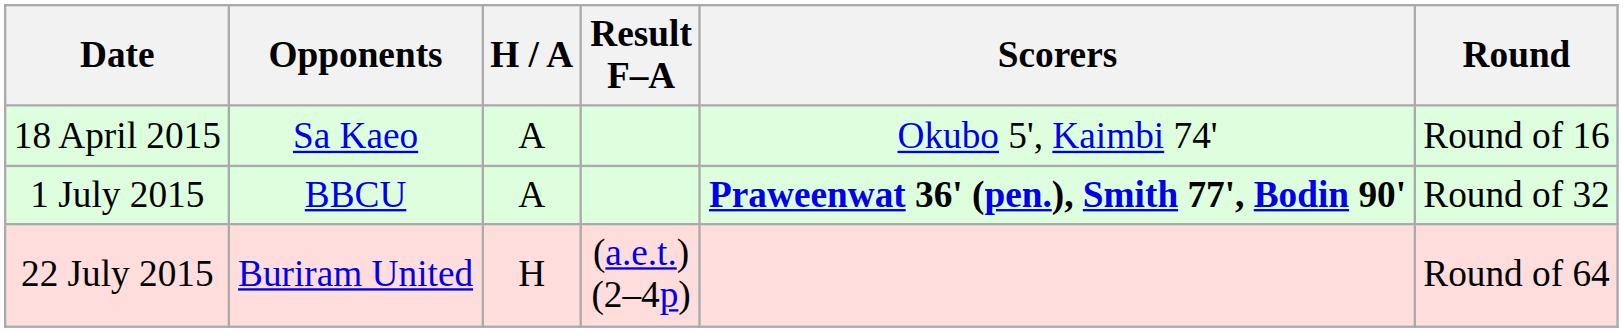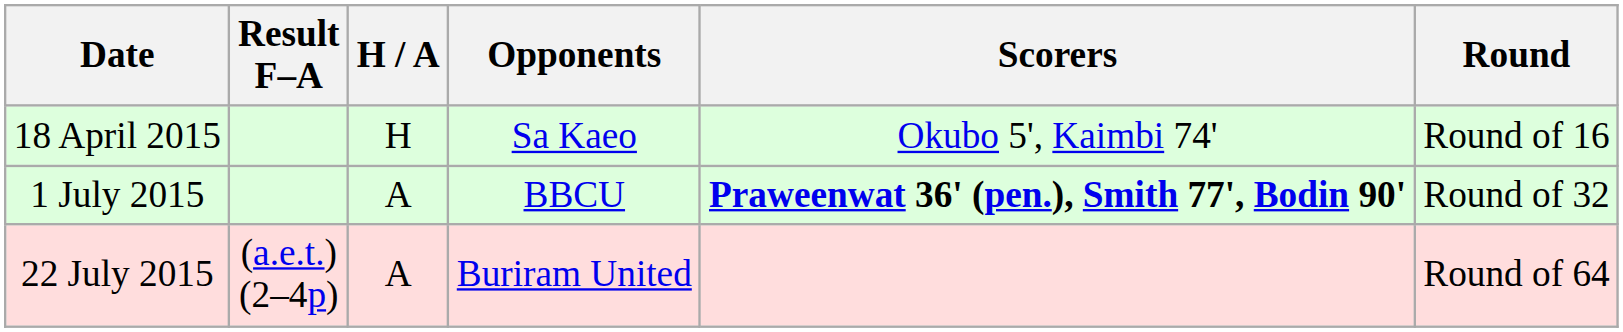columns swapped: (356, 55) <-> (641, 55)
(532, 135) A -> (398, 135) H
(532, 274) H -> (398, 274) A
